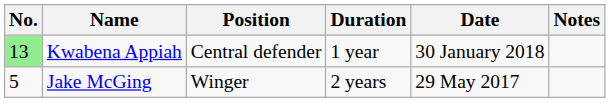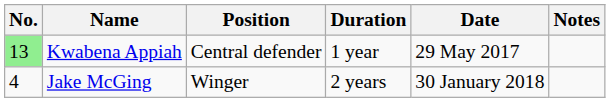(480, 50) 30 January 2018 -> (467, 50) 29 May 2017
(14, 81) 5 -> (14, 81) 4
(467, 81) 29 May 2017 -> (480, 81) 30 January 2018
